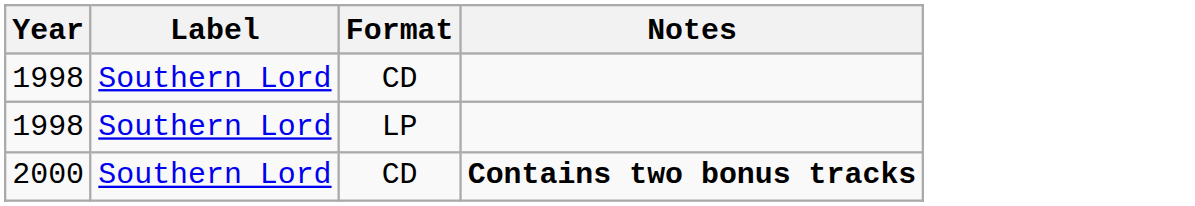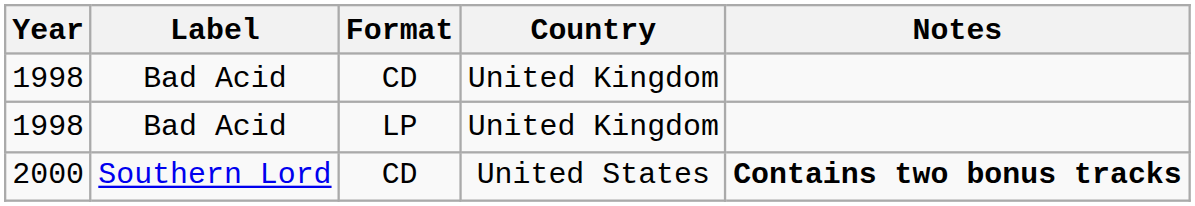+ column: (593, 30)
(215, 78) Southern Lord -> (215, 78) Bad Acid
(215, 127) Southern Lord -> (215, 127) Bad Acid
